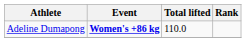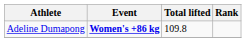(175, 29) 110.0 -> (175, 29) 109.8
